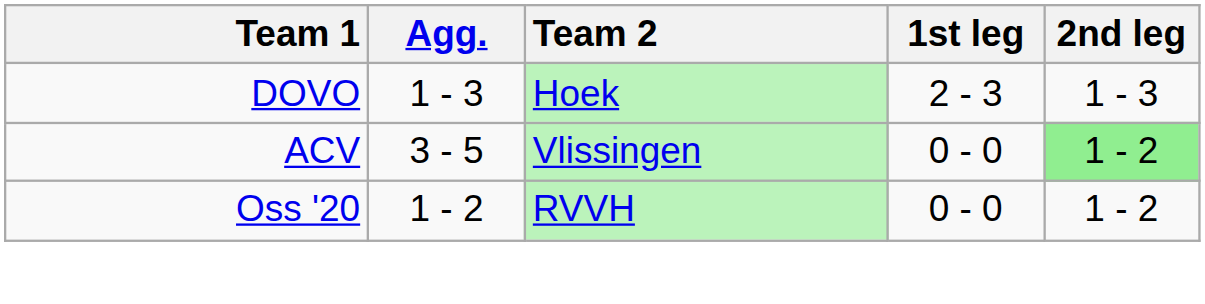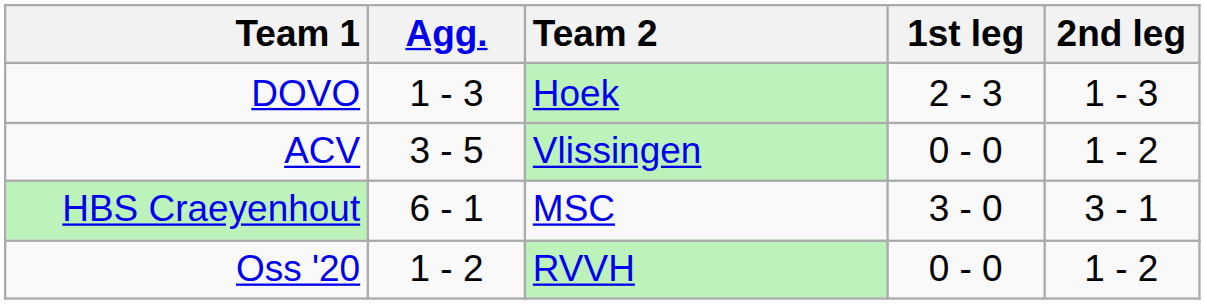(1121, 151) lightgreen background -> (1121, 151) no background
+ row: (211, 209)
